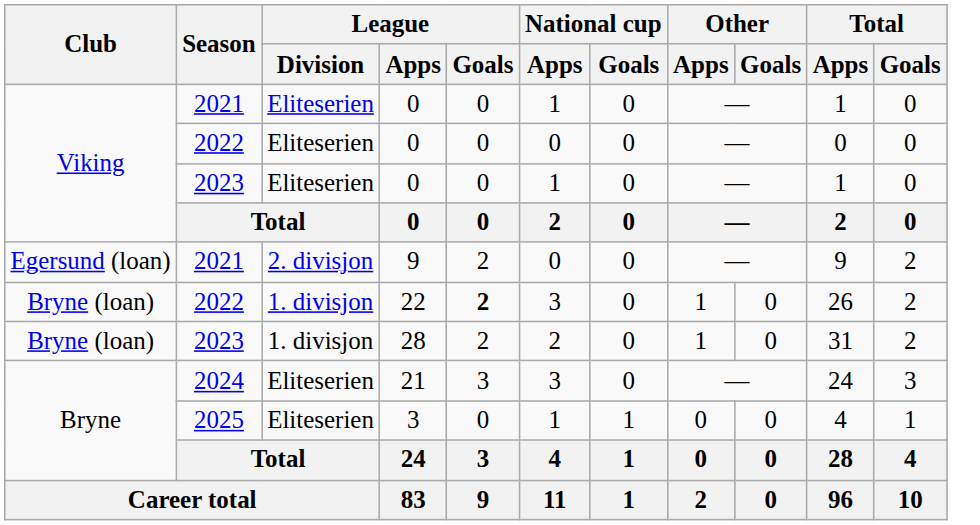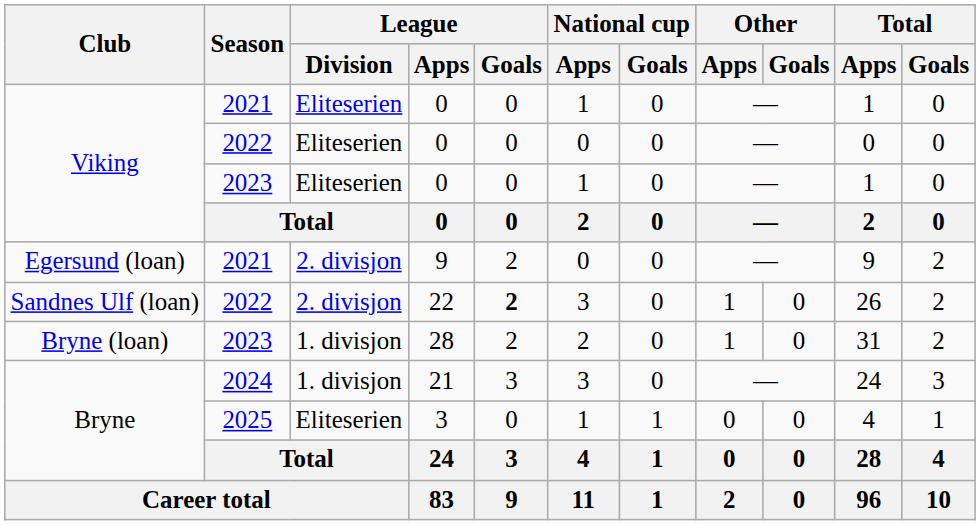(91, 301) Bryne (loan) -> (105, 301) Sandnes Ulf (loan)
(321, 301) 1. divisjon -> (349, 301) 2. divisjon
(321, 380) Eliteserien -> (349, 380) 1. divisjon
